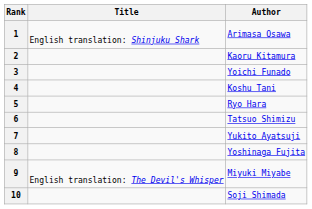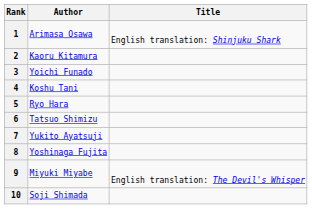columns swapped: (266, 12) <-> (127, 12)
